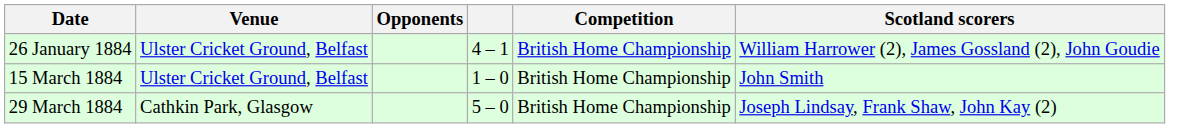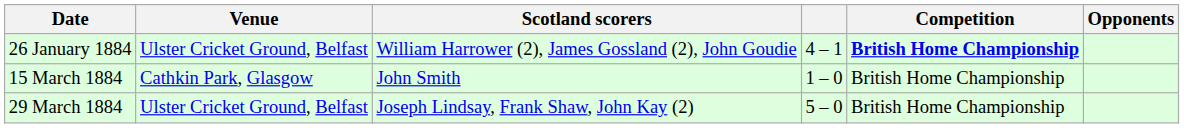columns swapped: (420, 19) <-> (950, 19)
(624, 48) normal -> (965, 48) bold
(254, 78) Ulster Cricket Ground, Belfast -> (226, 78) Cathkin Park, Glasgow
(226, 107) Cathkin Park, Glasgow -> (254, 107) Ulster Cricket Ground, Belfast
